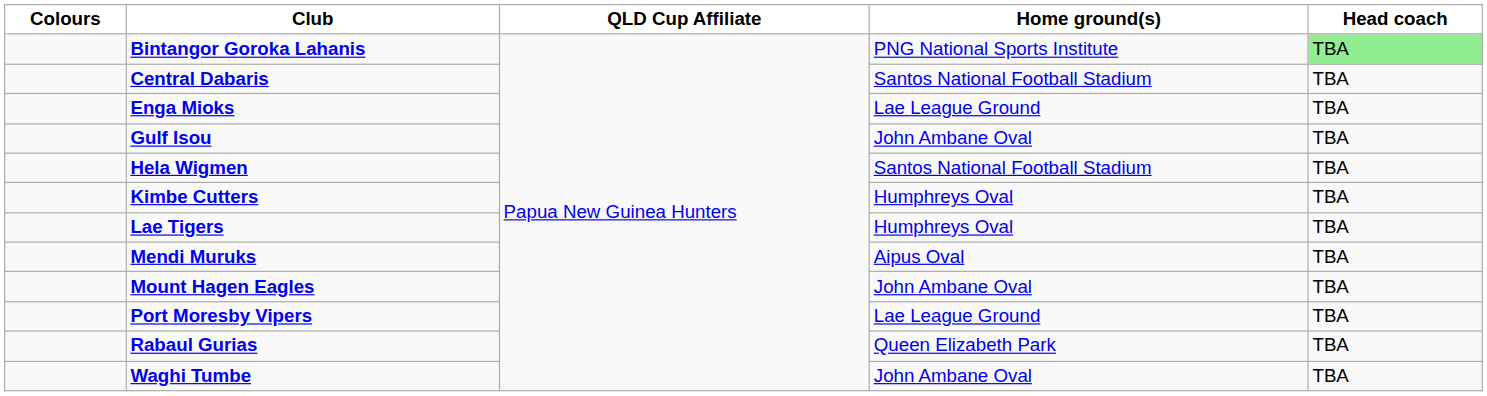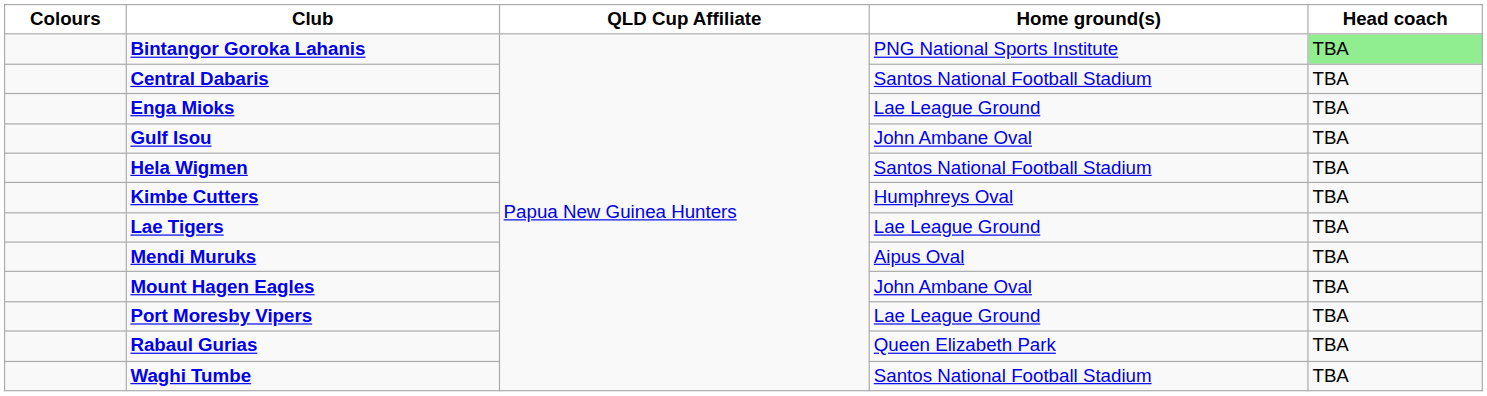(943, 227) Humphreys Oval -> (957, 227) Lae League Ground
(953, 375) John Ambane Oval -> (1013, 375) Santos National Football Stadium
